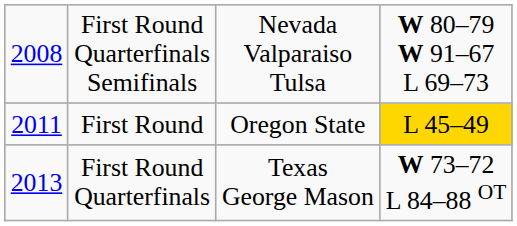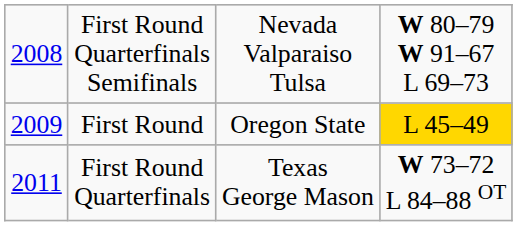(37, 123) 2011 -> (37, 123) 2009
(37, 182) 2013 -> (37, 182) 2011
